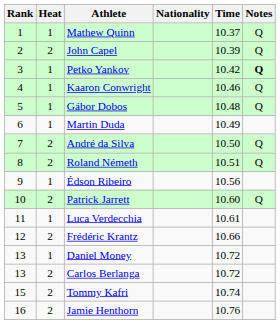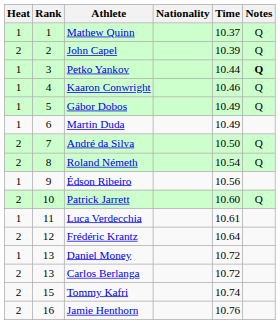columns swapped: (20, 13) <-> (50, 13)
(228, 69) 10.42 -> (228, 69) 10.44
(228, 106) 10.48 -> (228, 106) 10.49
(228, 162) 10.51 -> (228, 162) 10.54
(228, 236) 10.66 -> (228, 236) 10.64
